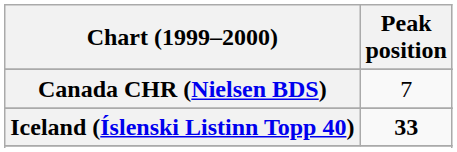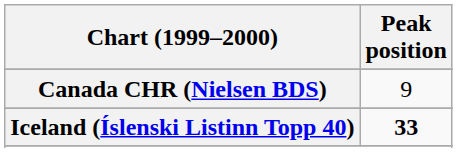(406, 88) 7 -> (406, 88) 9
